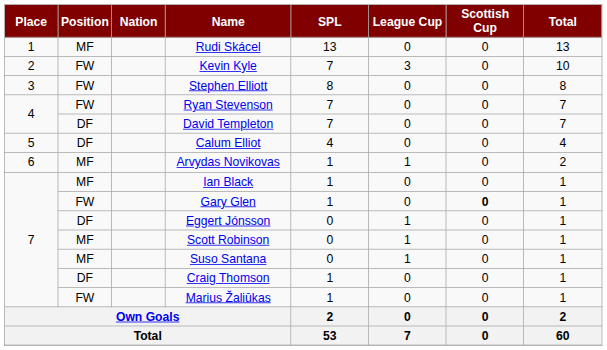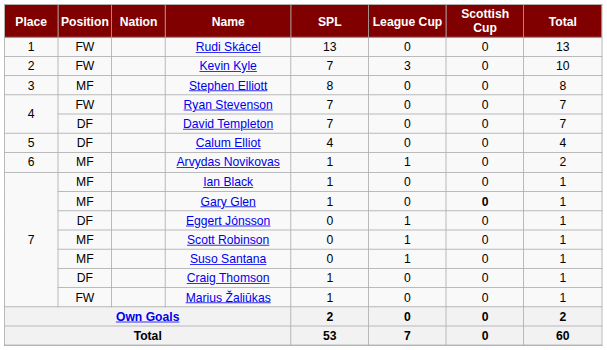(85, 47) MF -> (85, 47) FW
(85, 86) FW -> (85, 86) MF
(85, 201) FW -> (85, 201) MF
